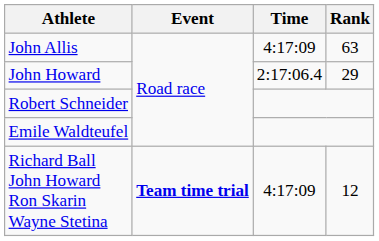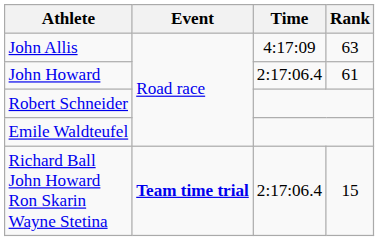(350, 75) 29 -> (350, 75) 61
(289, 190) 4:17:09 -> (289, 190) 2:17:06.4
(350, 190) 12 -> (350, 190) 15
